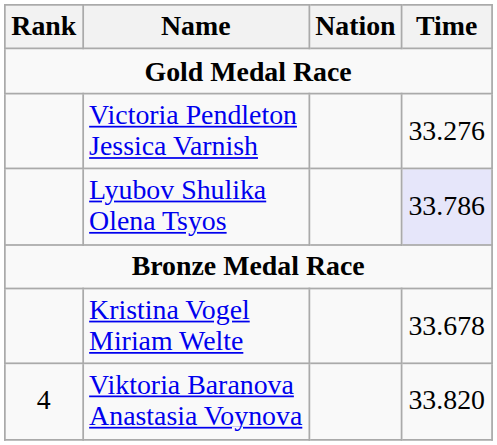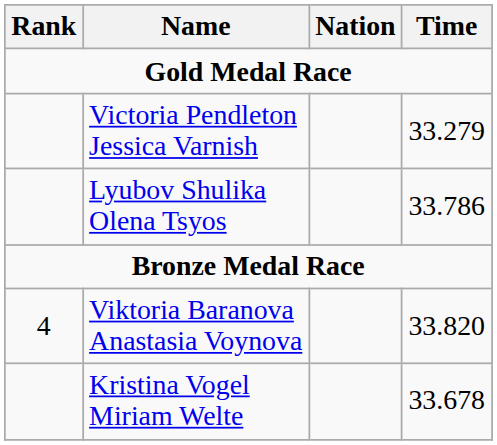(447, 130) 33.276 -> (447, 130) 33.279
(447, 206) lavender background -> (447, 206) no background
rows swapped: (169, 325) <-> (196, 401)
